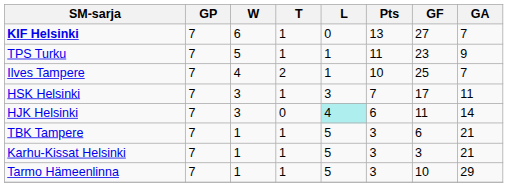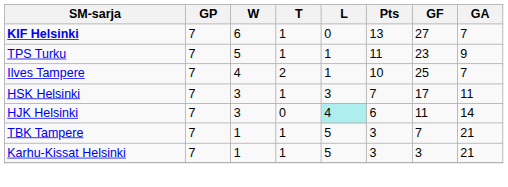(419, 133) 6 -> (419, 133) 7
- row: (63, 172)
